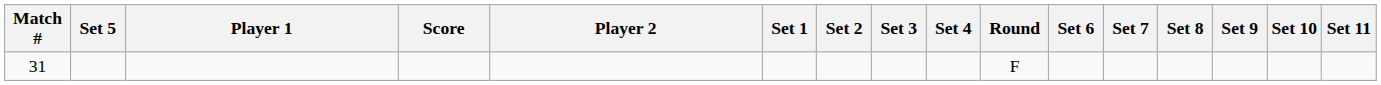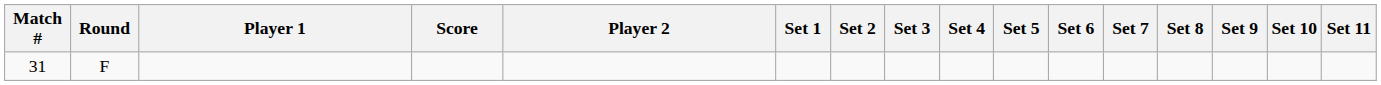columns swapped: (1015, 28) <-> (98, 28)
